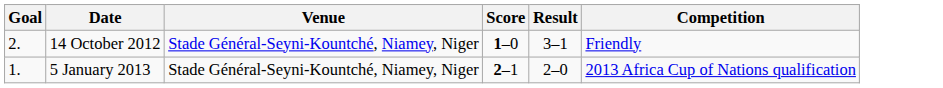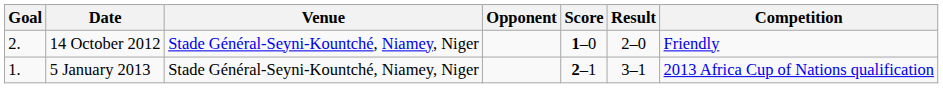+ column: (522, 17)
(555, 43) 3–1 -> (634, 43) 2–0
(555, 69) 2–0 -> (634, 69) 3–1
